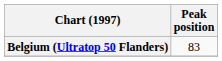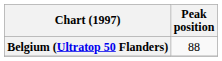(194, 46) 83 -> (194, 46) 88
